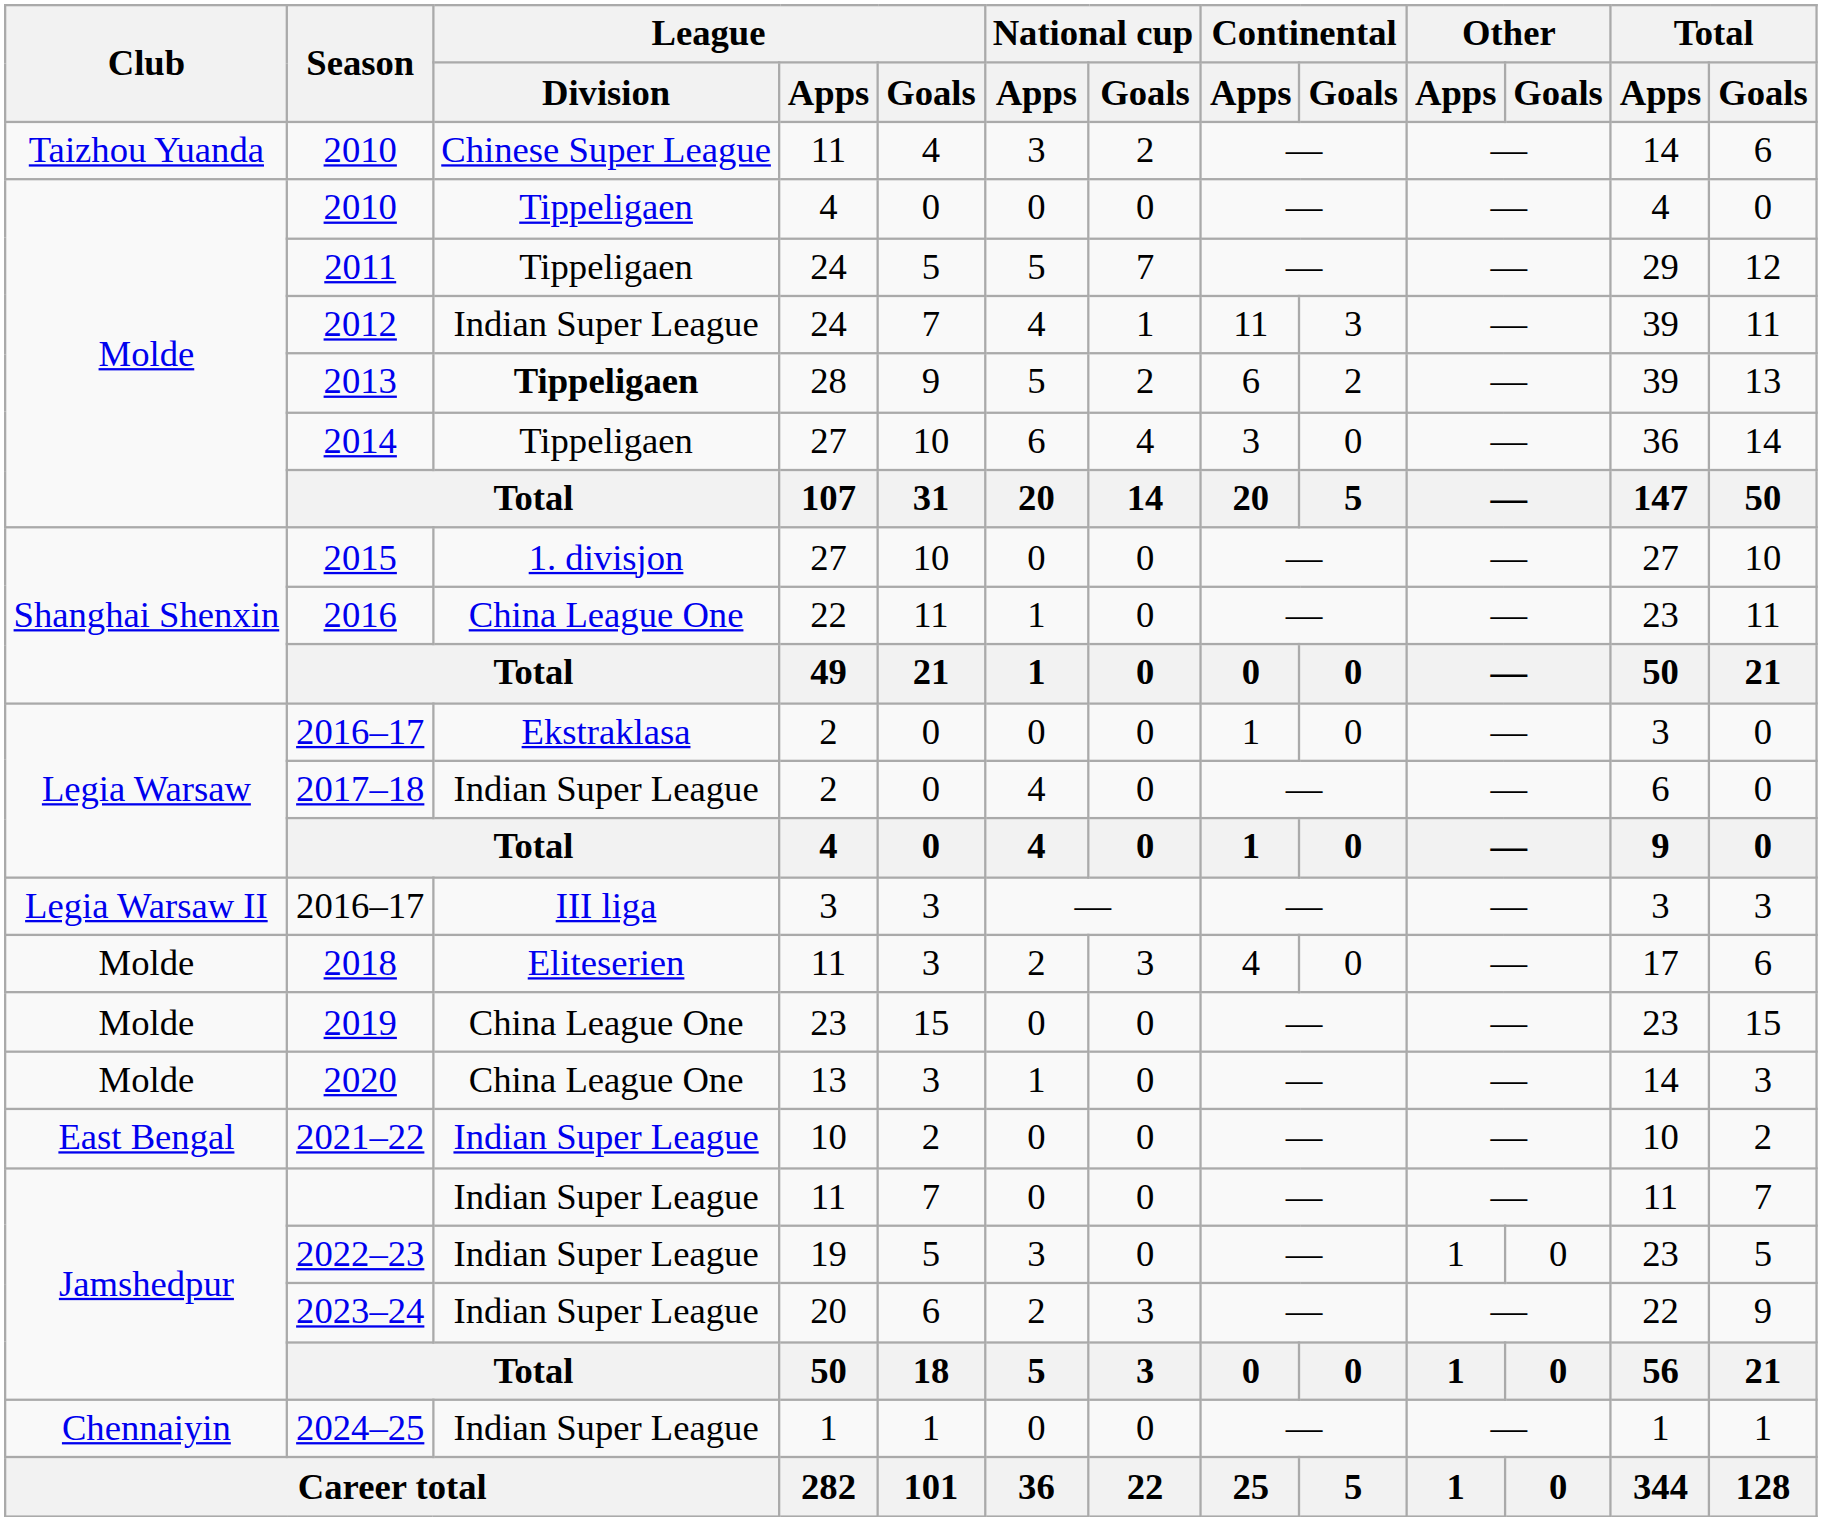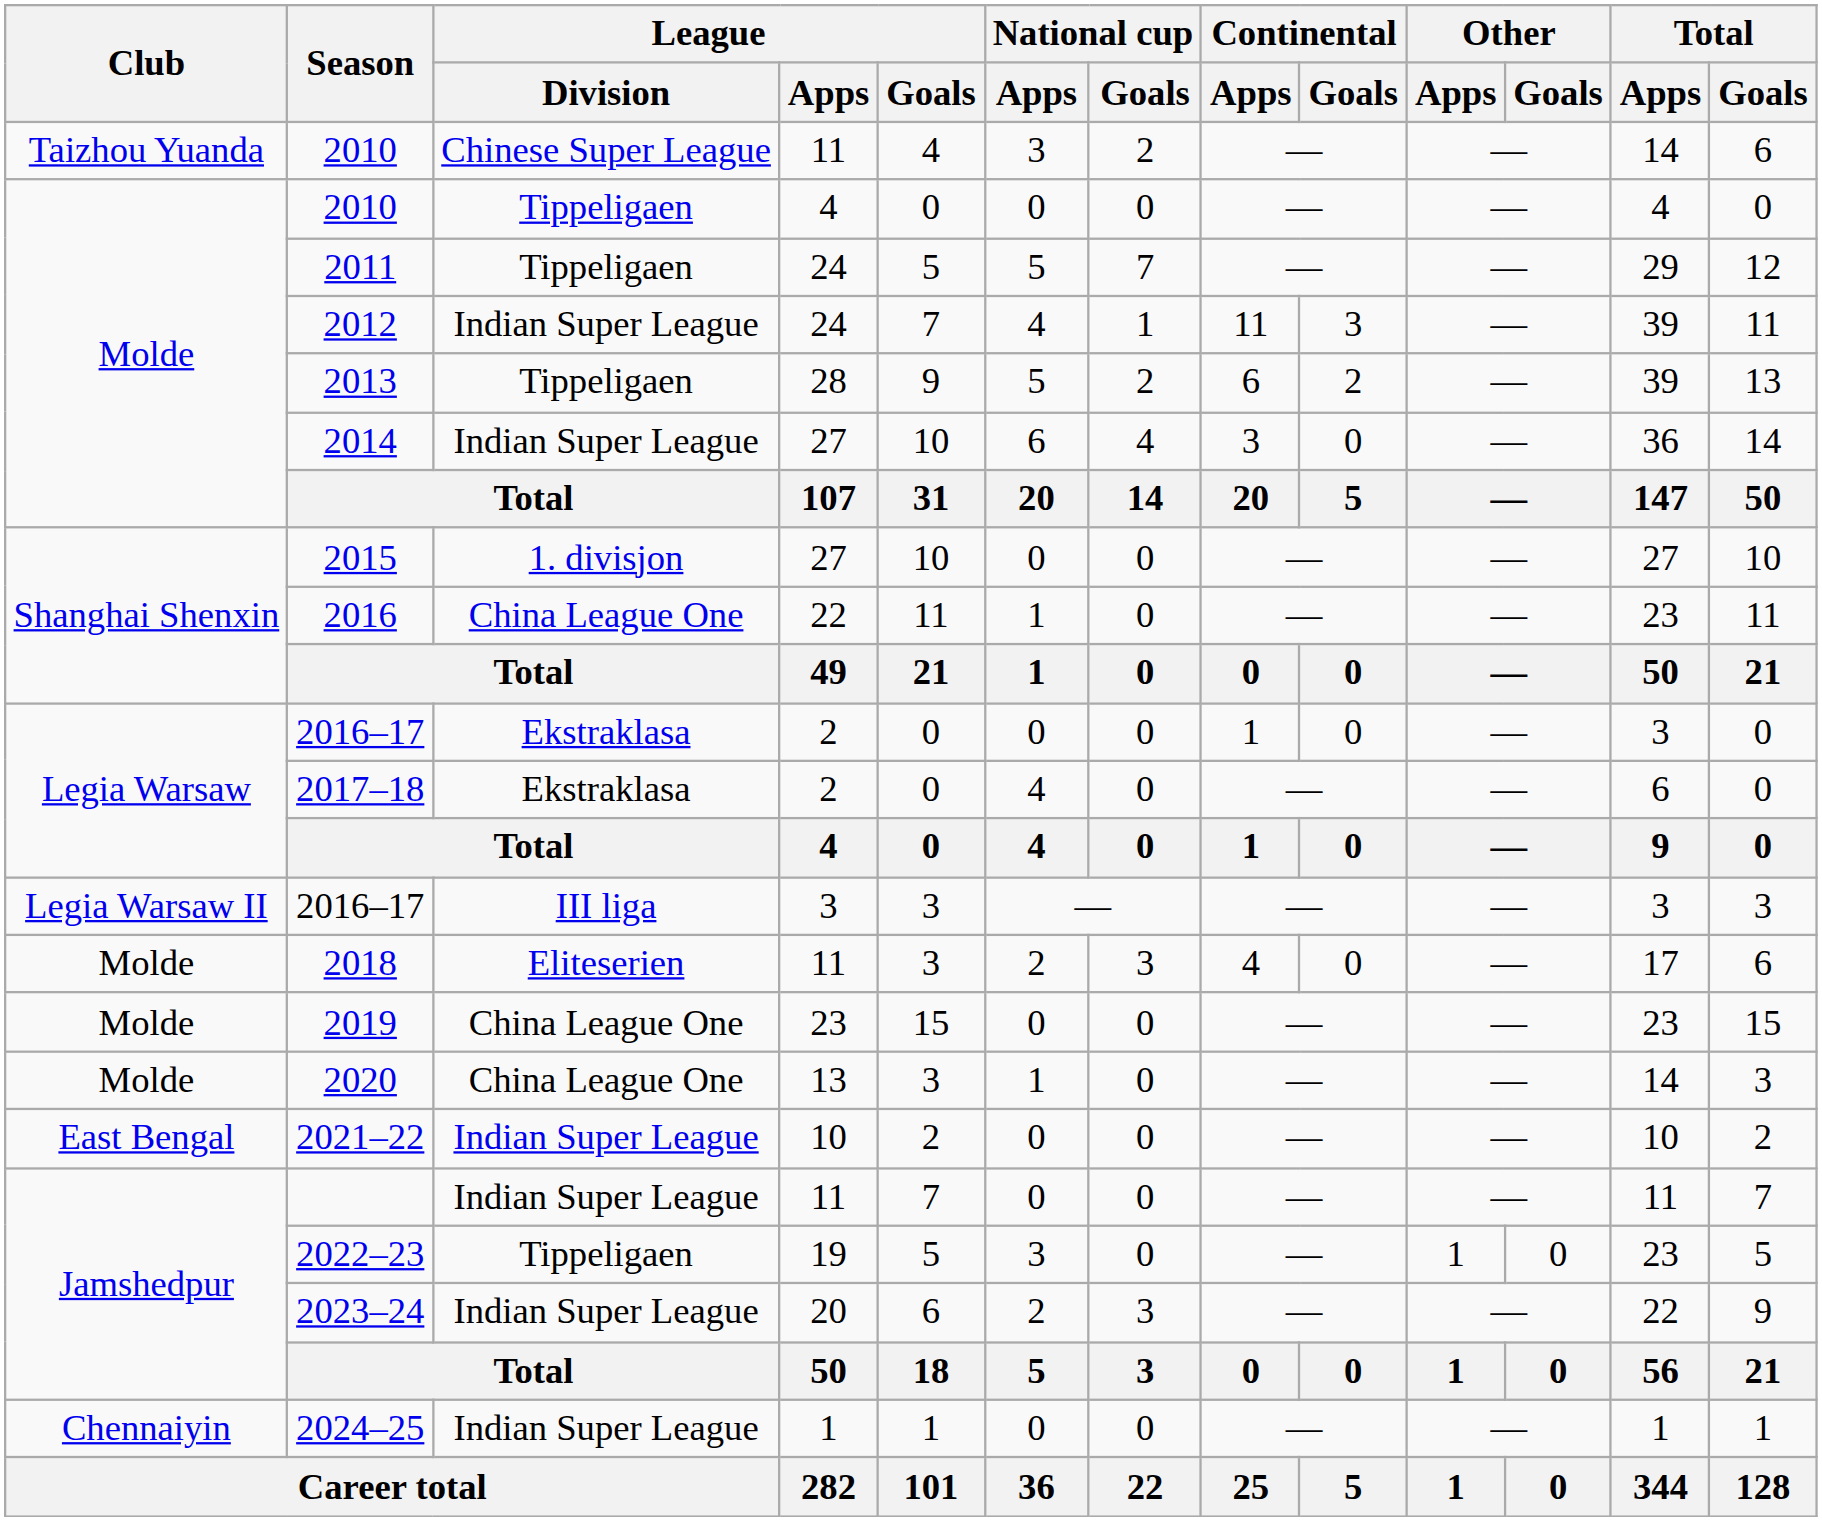(606, 382) bold -> (606, 382) normal
(606, 440) Tippeligaen -> (606, 440) Indian Super League
(606, 788) Indian Super League -> (606, 788) Ekstraklasa
(606, 1253) Indian Super League -> (606, 1253) Tippeligaen
